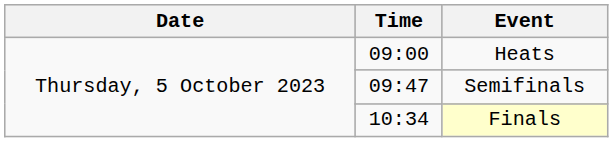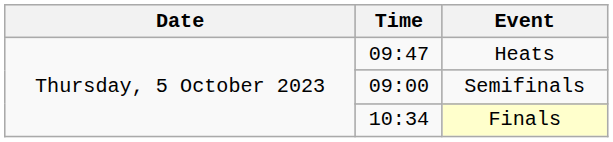(399, 54) 09:00 -> (399, 54) 09:47
(399, 87) 09:47 -> (399, 87) 09:00
